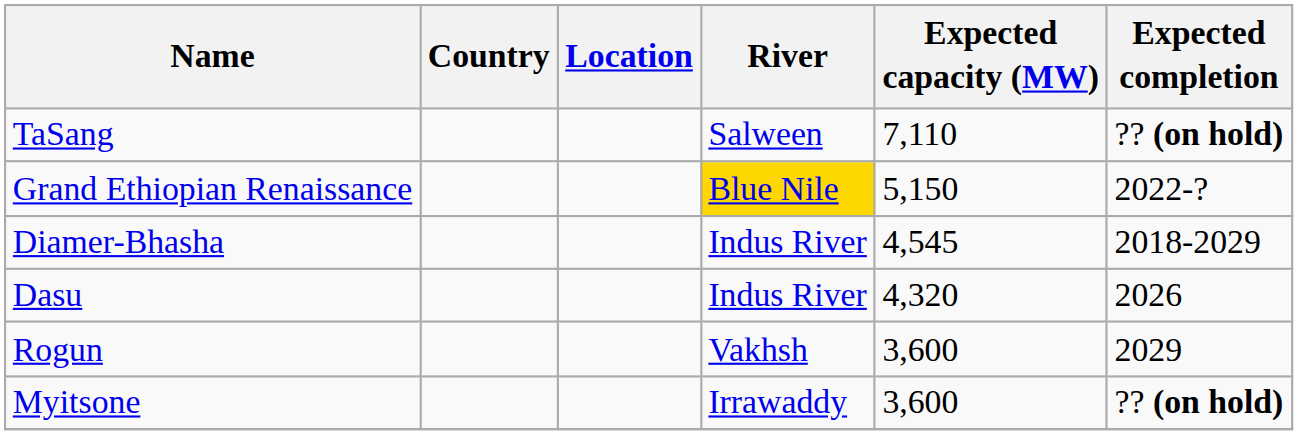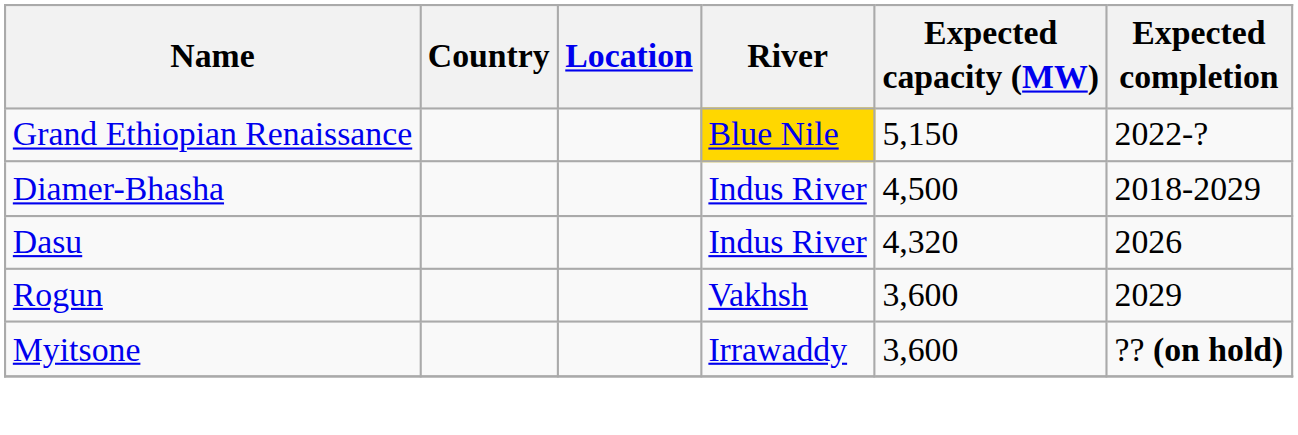- row: (63, 134)
(920, 241) 4,545 -> (920, 188) 4,500
